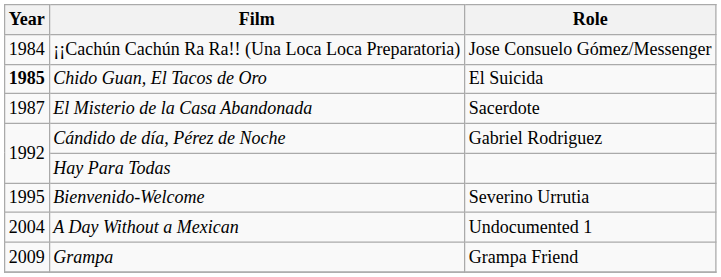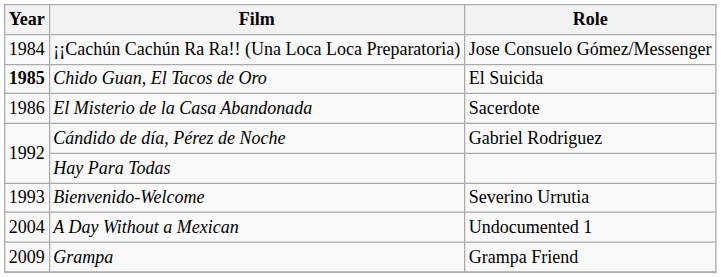(27, 108) 1987 -> (27, 108) 1986
(27, 197) 1995 -> (27, 197) 1993
